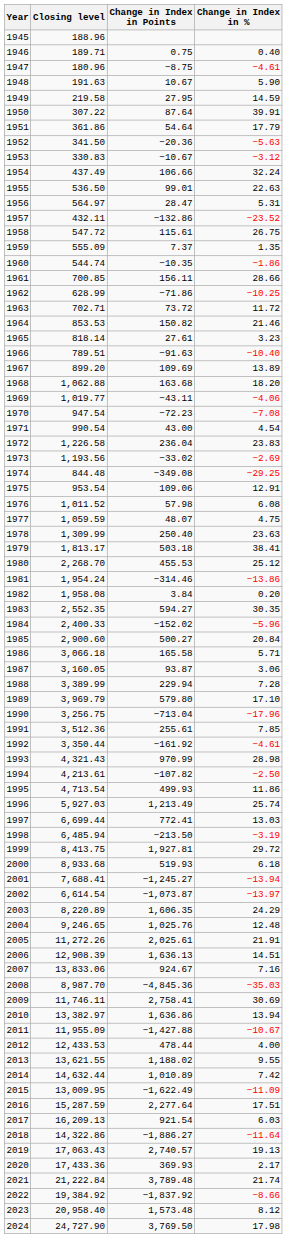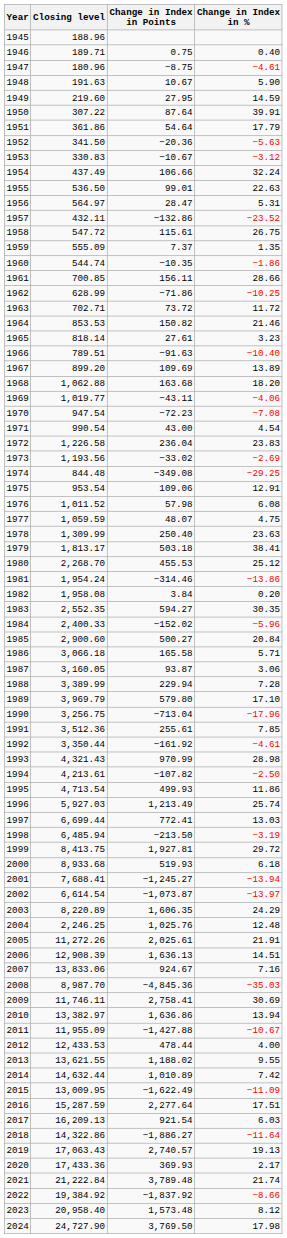(89, 98) 219.58 -> (89, 98) 219.60
(83, 925) 9,246.65 -> (83, 925) 2,246.25
